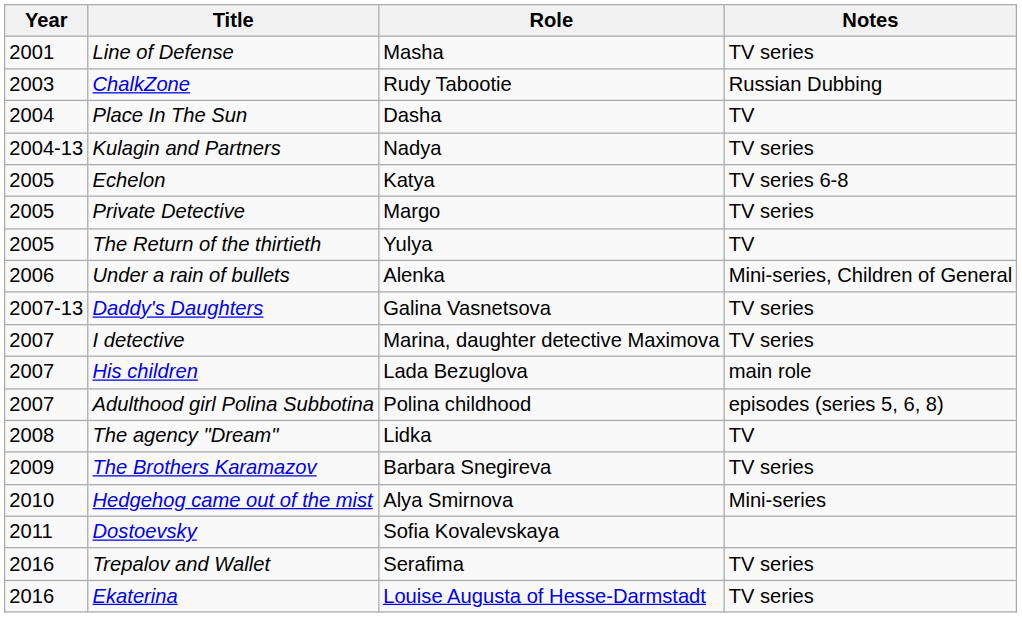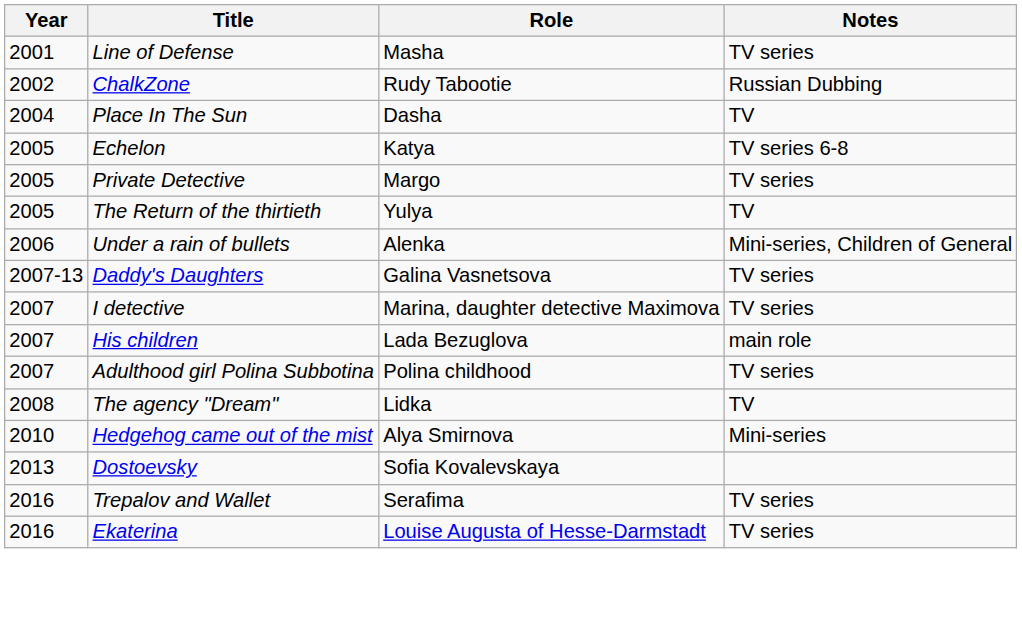(32, 84) 2003 -> (32, 84) 2002
- row: (187, 148)
(836, 404) episodes (series 5, 6, 8) -> (771, 372) TV series
- row: (205, 468)
(31, 532) 2011 -> (32, 468) 2013
